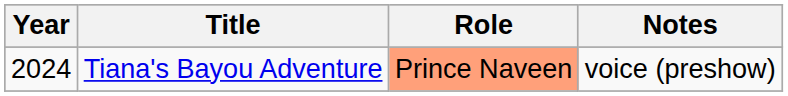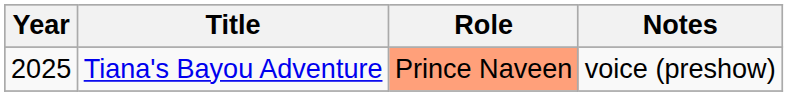(41, 68) 2024 -> (41, 68) 2025
